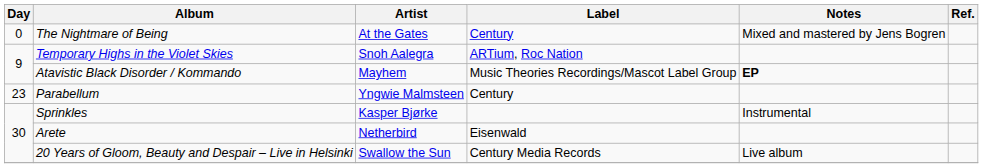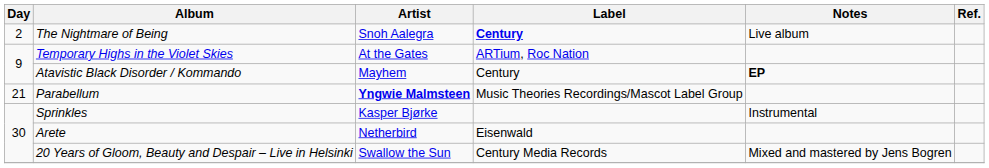(19, 34) 0 -> (19, 34) 2
(393, 34) At the Gates -> (396, 34) Snoh Aalegra
(492, 34) normal -> (499, 34) bold
(844, 34) Mixed and mastered by Jens Bogren -> (779, 34) Live album
(396, 53) Snoh Aalegra -> (393, 53) At the Gates
(603, 73) Music Theories Recordings/Mascot Label Group -> (498, 73) Century
(19, 93) 23 -> (19, 93) 21
(411, 93) normal -> (414, 93) bold
(492, 93) Century -> (609, 93) Music Theories Recordings/Mascot Label Group
(772, 152) Live album -> (850, 152) Mixed and mastered by Jens Bogren
